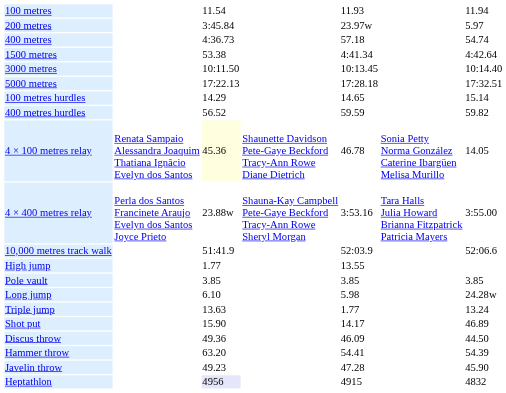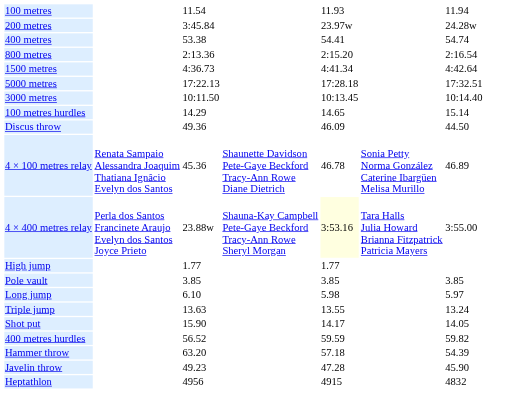(474, 25) 5.97 -> (461, 25) 24.28w
(218, 40) 4:36.73 -> (194, 40) 53.38
(353, 40) 57.18 -> (333, 40) 54.41
+ row: (28, 54)
(214, 54) 53.38 -> (198, 69) 4:36.73
rows swapped: (31, 69) <-> (31, 83)
rows swapped: (45, 112) <-> (33, 338)
(214, 151) lightyellow background -> (194, 165) no background
(477, 151) 14.05 -> (457, 165) 46.89
(357, 213) no background -> (337, 227) lightyellow background
- row: (58, 251)
(353, 265) 13.55 -> (330, 265) 1.77
(481, 294) 24.28w -> (455, 294) 5.97
(350, 309) 1.77 -> (333, 309) 13.55
(477, 323) 46.89 -> (457, 323) 14.05
(353, 352) 54.41 -> (333, 352) 57.18
(213, 382) lavender background -> (193, 382) no background
